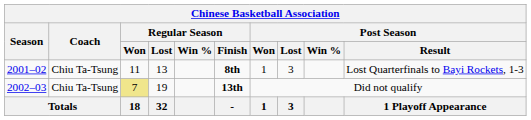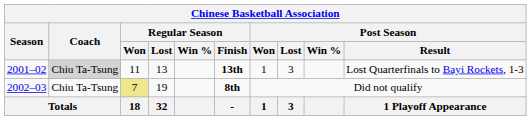(85, 69) no background -> (85, 69) lightgrey background
(232, 69) 8th -> (232, 69) 13th
(232, 88) 13th -> (232, 88) 8th
